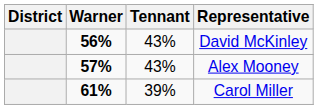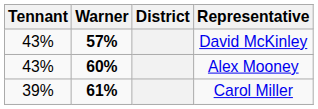columns swapped: (35, 16) <-> (160, 16)
(96, 41) 56% -> (102, 41) 57%
(96, 66) 57% -> (102, 66) 60%
